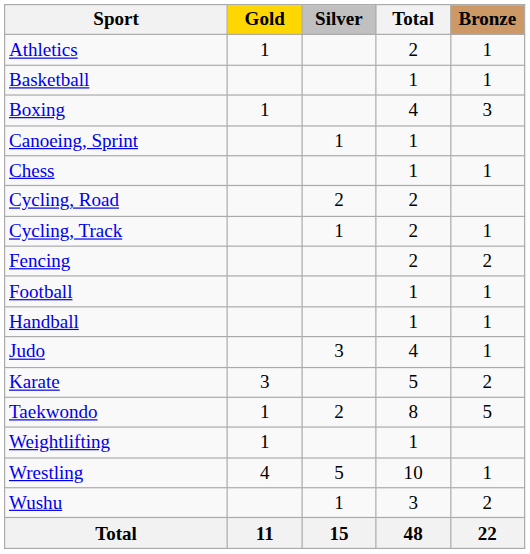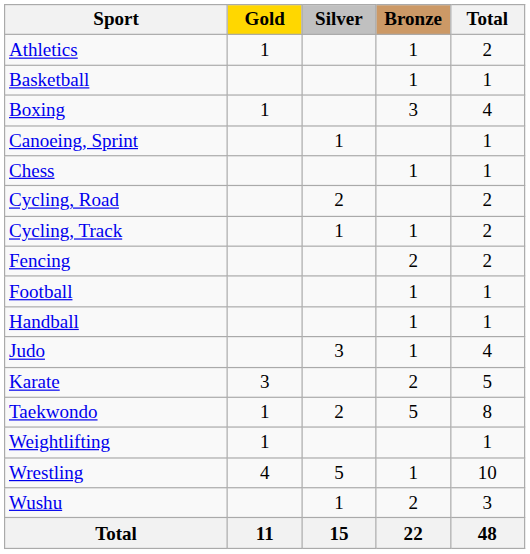columns swapped: (487, 19) <-> (413, 19)
